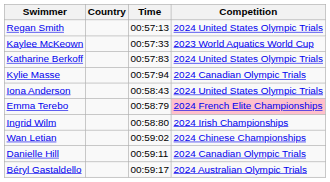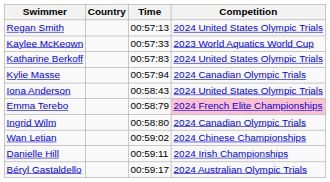(231, 122) 2024 Irish Championships -> (240, 122) 2024 Canadian Olympic Trials
(240, 153) 2024 Canadian Olympic Trials -> (231, 153) 2024 Irish Championships
